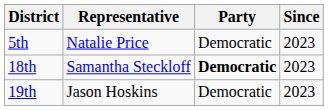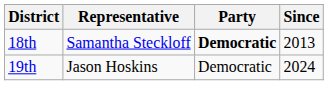- row: (18, 42)
(299, 67) 2023 -> (299, 42) 2013
(299, 92) 2023 -> (299, 67) 2024
